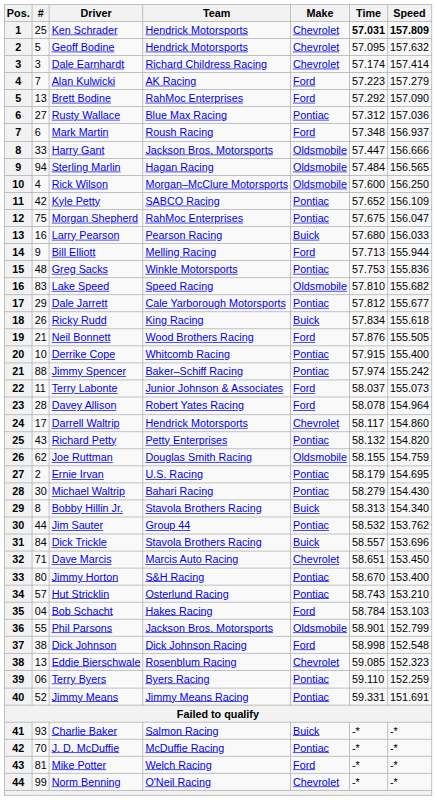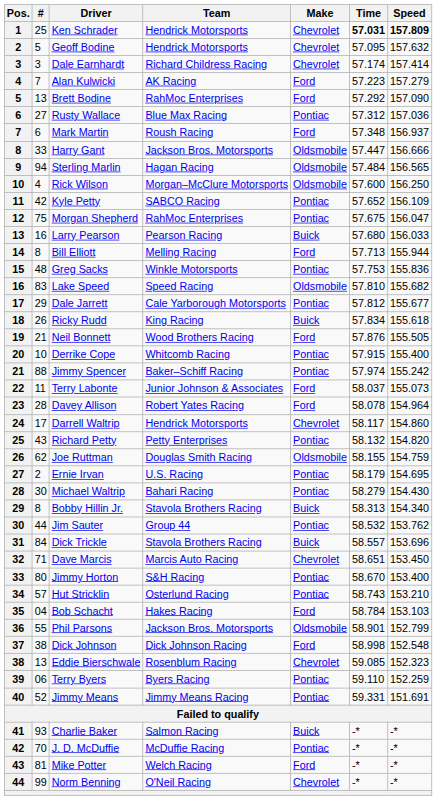(38, 252) 9 -> (38, 252) 8
